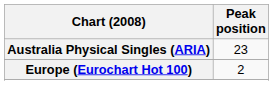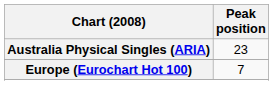(241, 69) 2 -> (241, 69) 7
